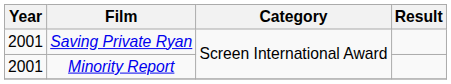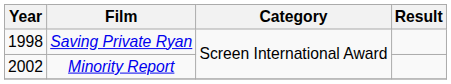(26, 41) 2001 -> (26, 41) 1998
(26, 66) 2001 -> (26, 66) 2002
